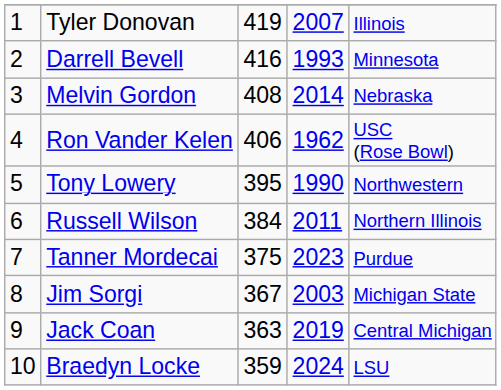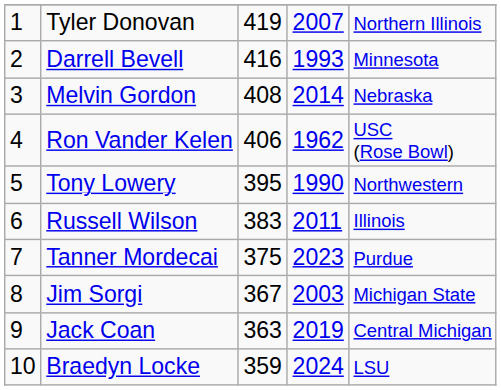(379, 23) Illinois -> (418, 23) Northern Illinois
(263, 220) 384 -> (263, 220) 383
(418, 221) Northern Illinois -> (379, 221) Illinois
